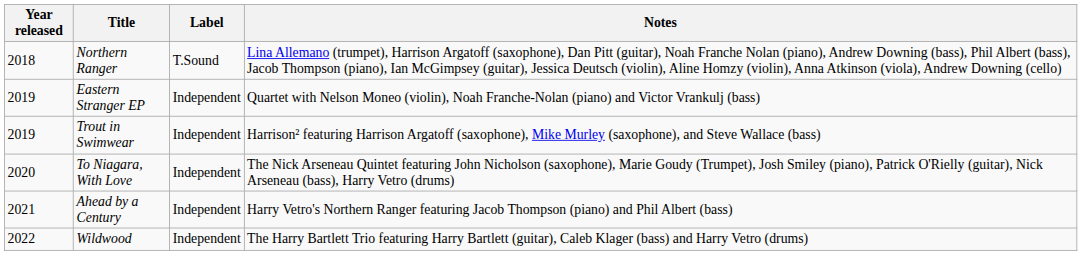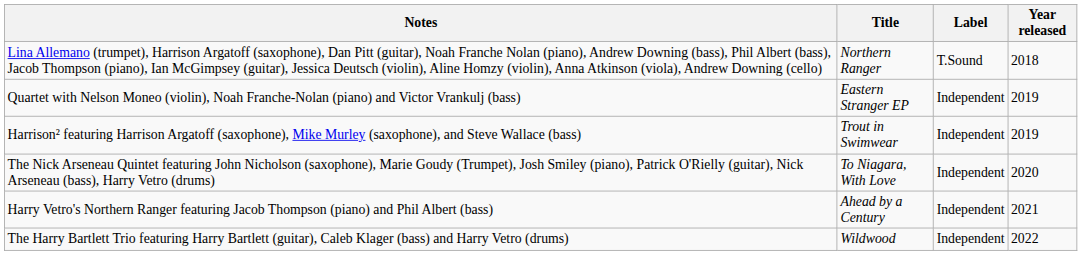columns swapped: (39, 23) <-> (660, 23)
